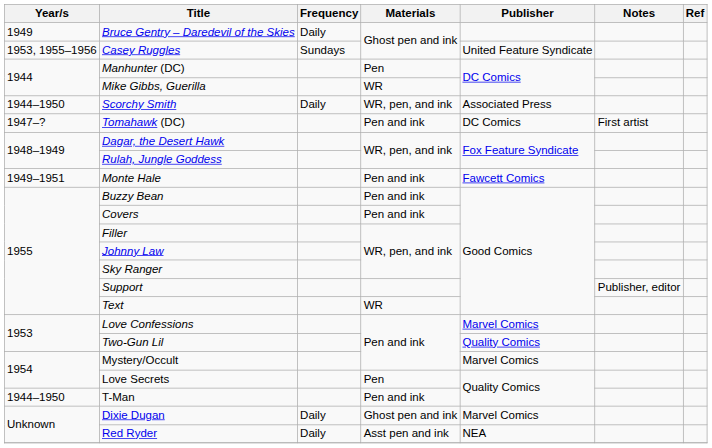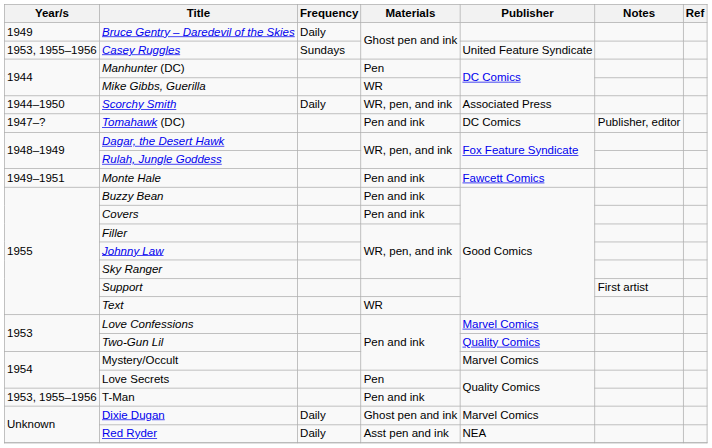(623, 123) First artist -> (639, 123) Publisher, editor
(639, 287) Publisher, editor -> (623, 287) First artist
(36, 397) 1944–1950 -> (52, 397) 1953, 1955–1956
